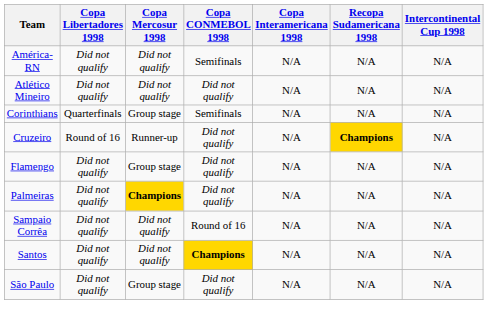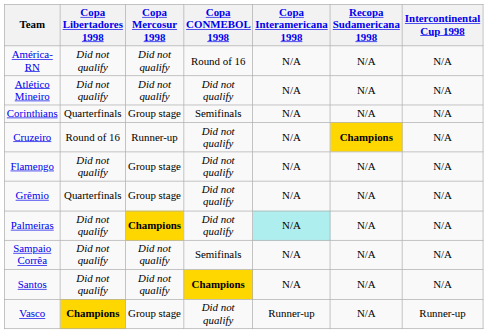(218, 60) Semifinals -> (218, 60) Round of 16
+ row: (32, 196)
(291, 196) no background -> (291, 225) paleturquoise background
(218, 225) Round of 16 -> (218, 255) Semifinals
- row: (32, 284)
+ row: (32, 314)
